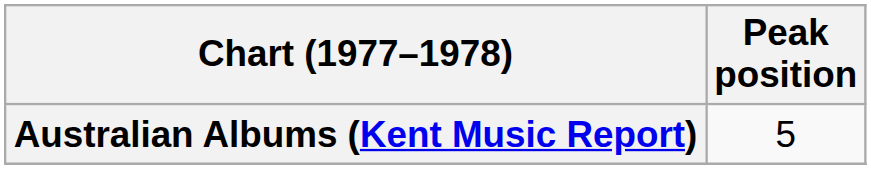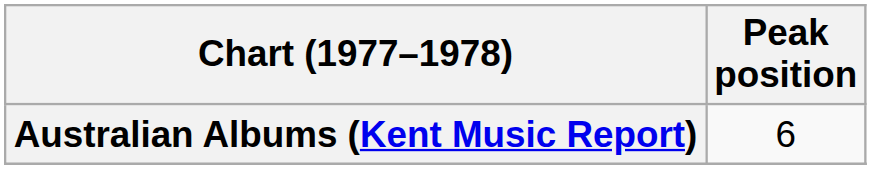(786, 133) 5 -> (786, 133) 6
